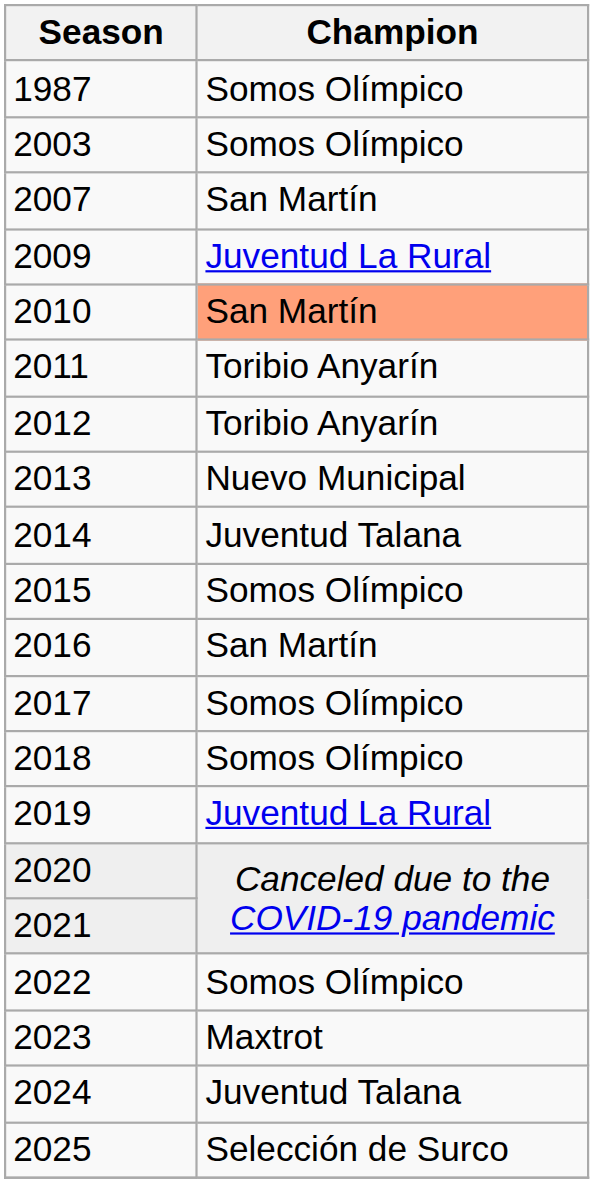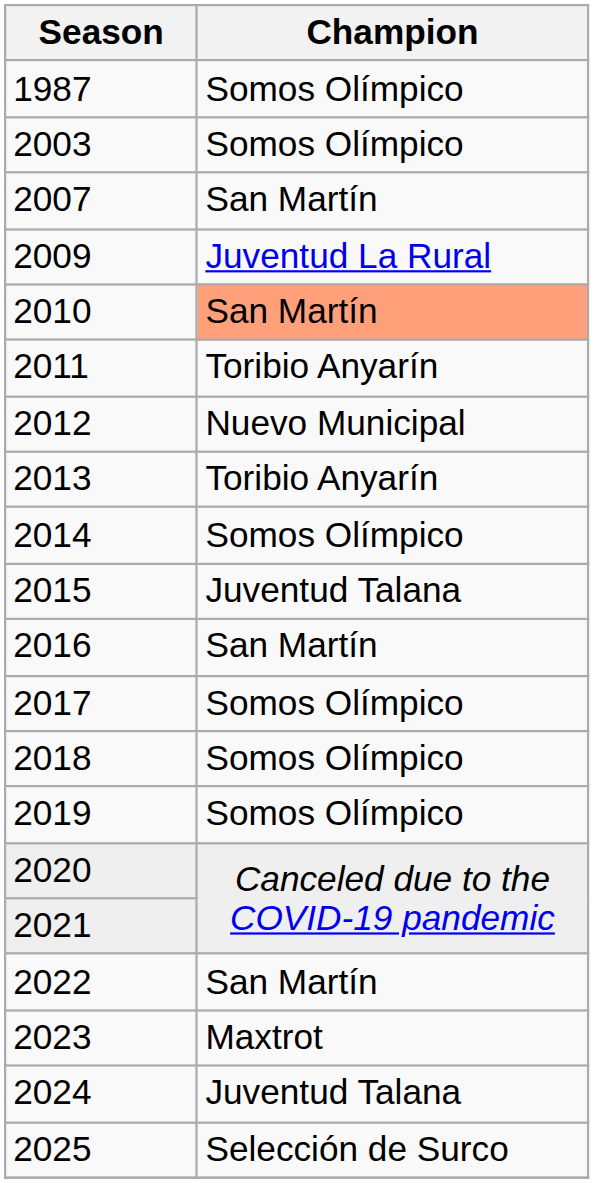(322, 423) Toribio Anyarín -> (336, 423) Nuevo Municipal
(336, 479) Nuevo Municipal -> (322, 479) Toribio Anyarín
(333, 534) Juventud Talana -> (335, 534) Somos Olímpico
(335, 590) Somos Olímpico -> (333, 590) Juventud Talana
(348, 813) Juventud La Rural -> (335, 813) Somos Olímpico
(335, 981) Somos Olímpico -> (292, 981) San Martín
